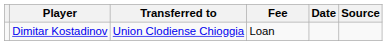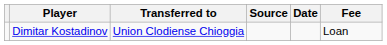columns swapped: (278, 13) <-> (361, 13)
